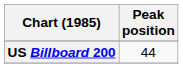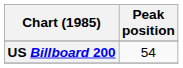(148, 52) 44 -> (148, 52) 54
